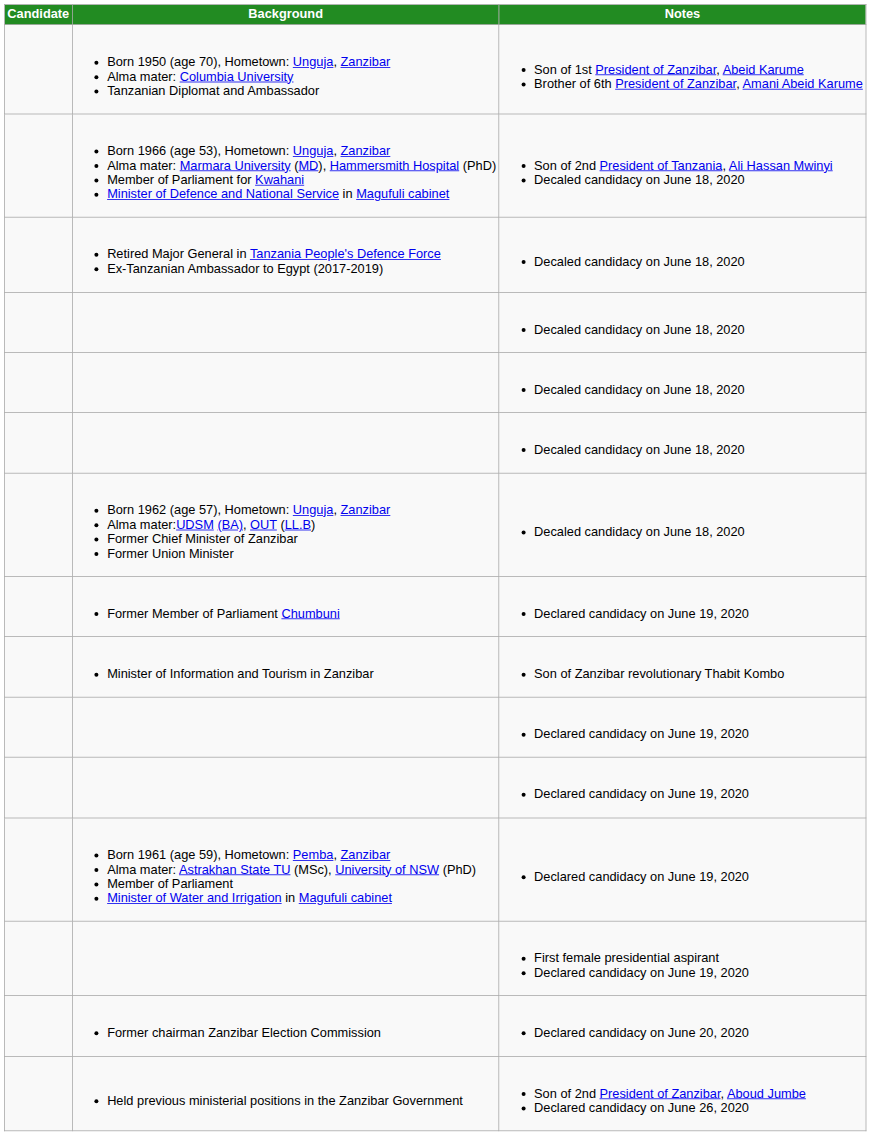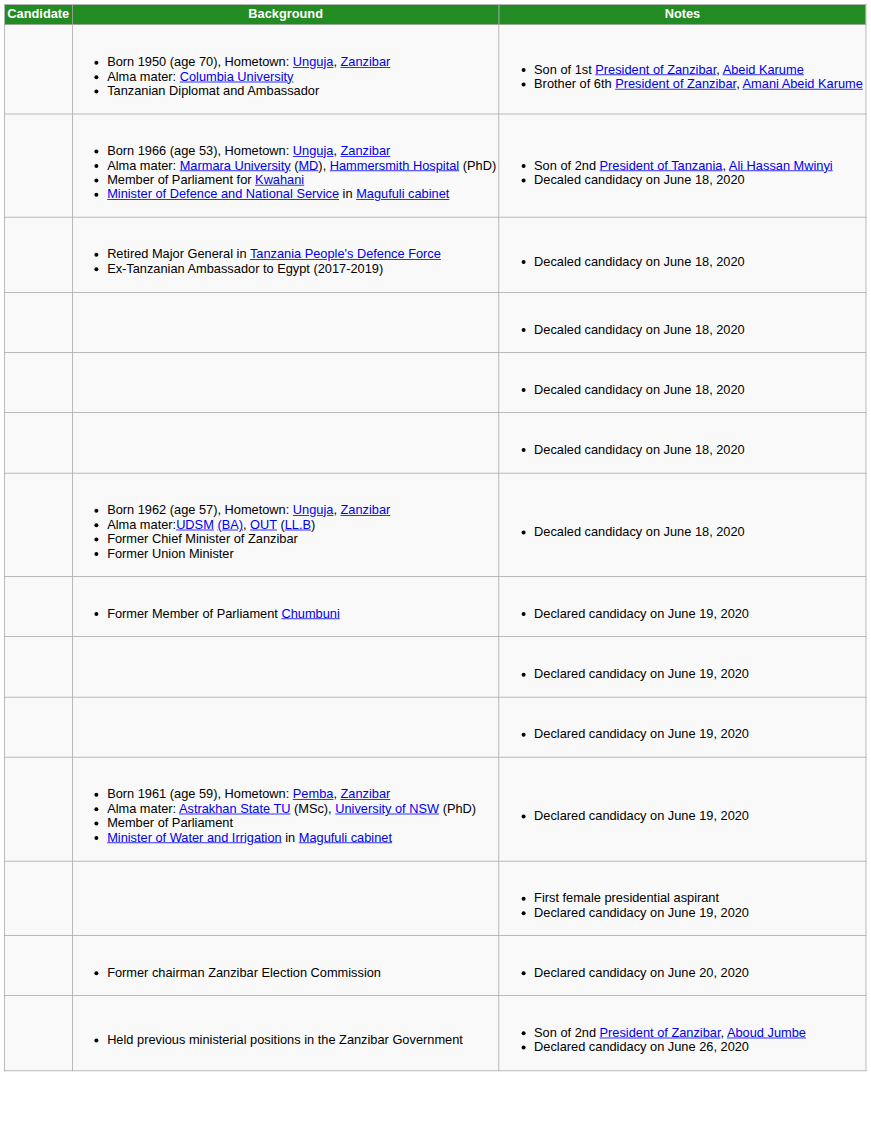- row: (286, 674)
